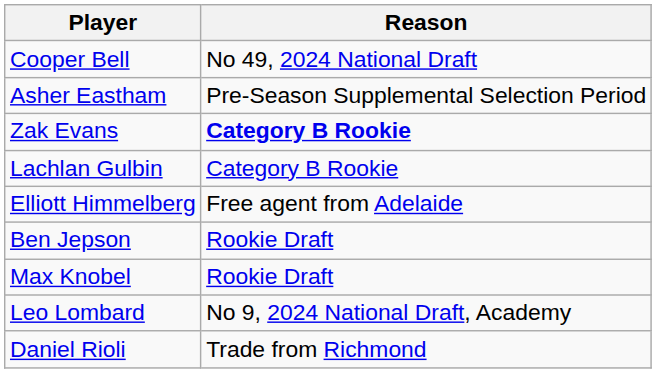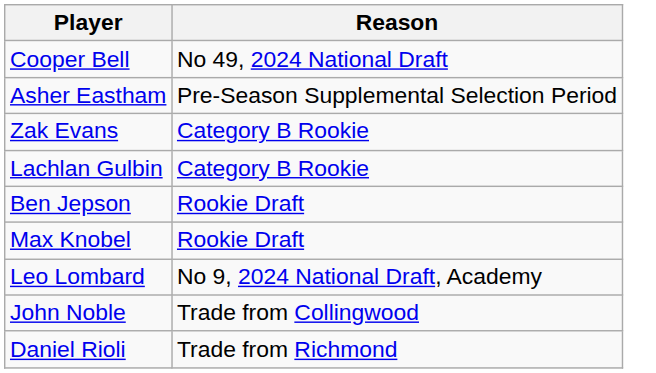(309, 131) bold -> (273, 131) normal
- row: (103, 204)
+ row: (68, 312)
